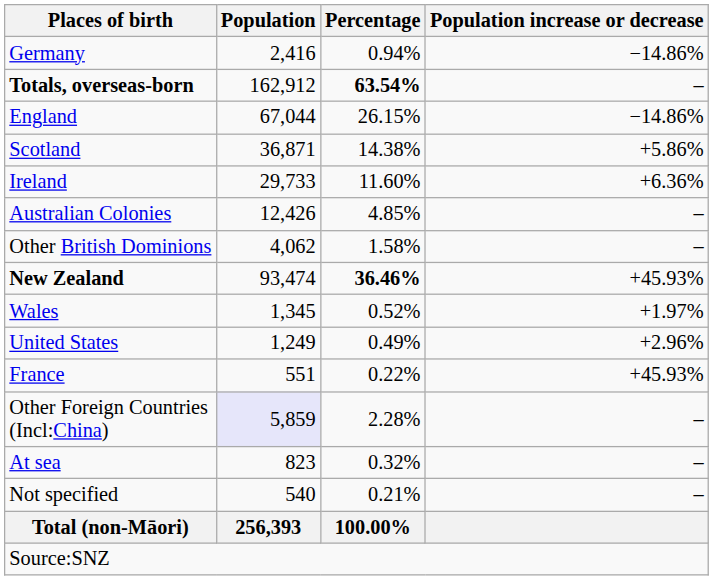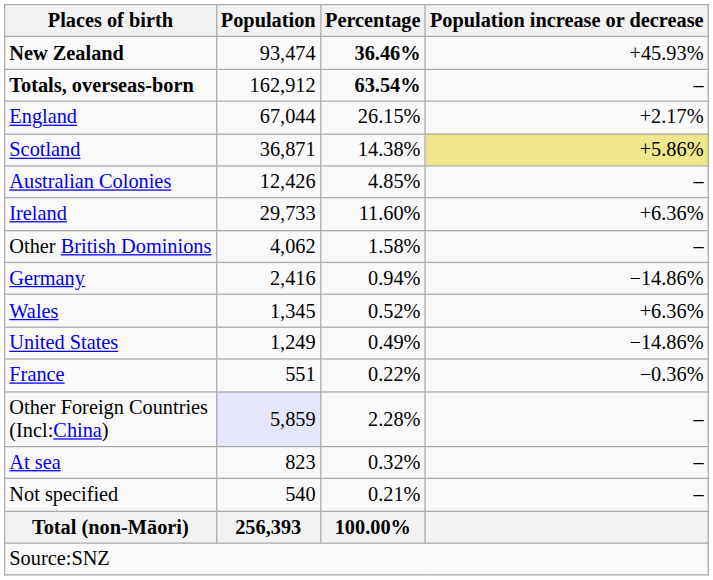rows swapped: (67, 278) <-> (47, 52)
(667, 117) −14.86% -> (672, 117) +2.17%
(672, 149) no background -> (672, 149) khaki background
rows swapped: (38, 181) <-> (90, 213)
(672, 310) +1.97% -> (672, 310) +6.36%
(672, 342) +2.96% -> (667, 342) −14.86%
(667, 375) +45.93% -> (672, 375) −0.36%
